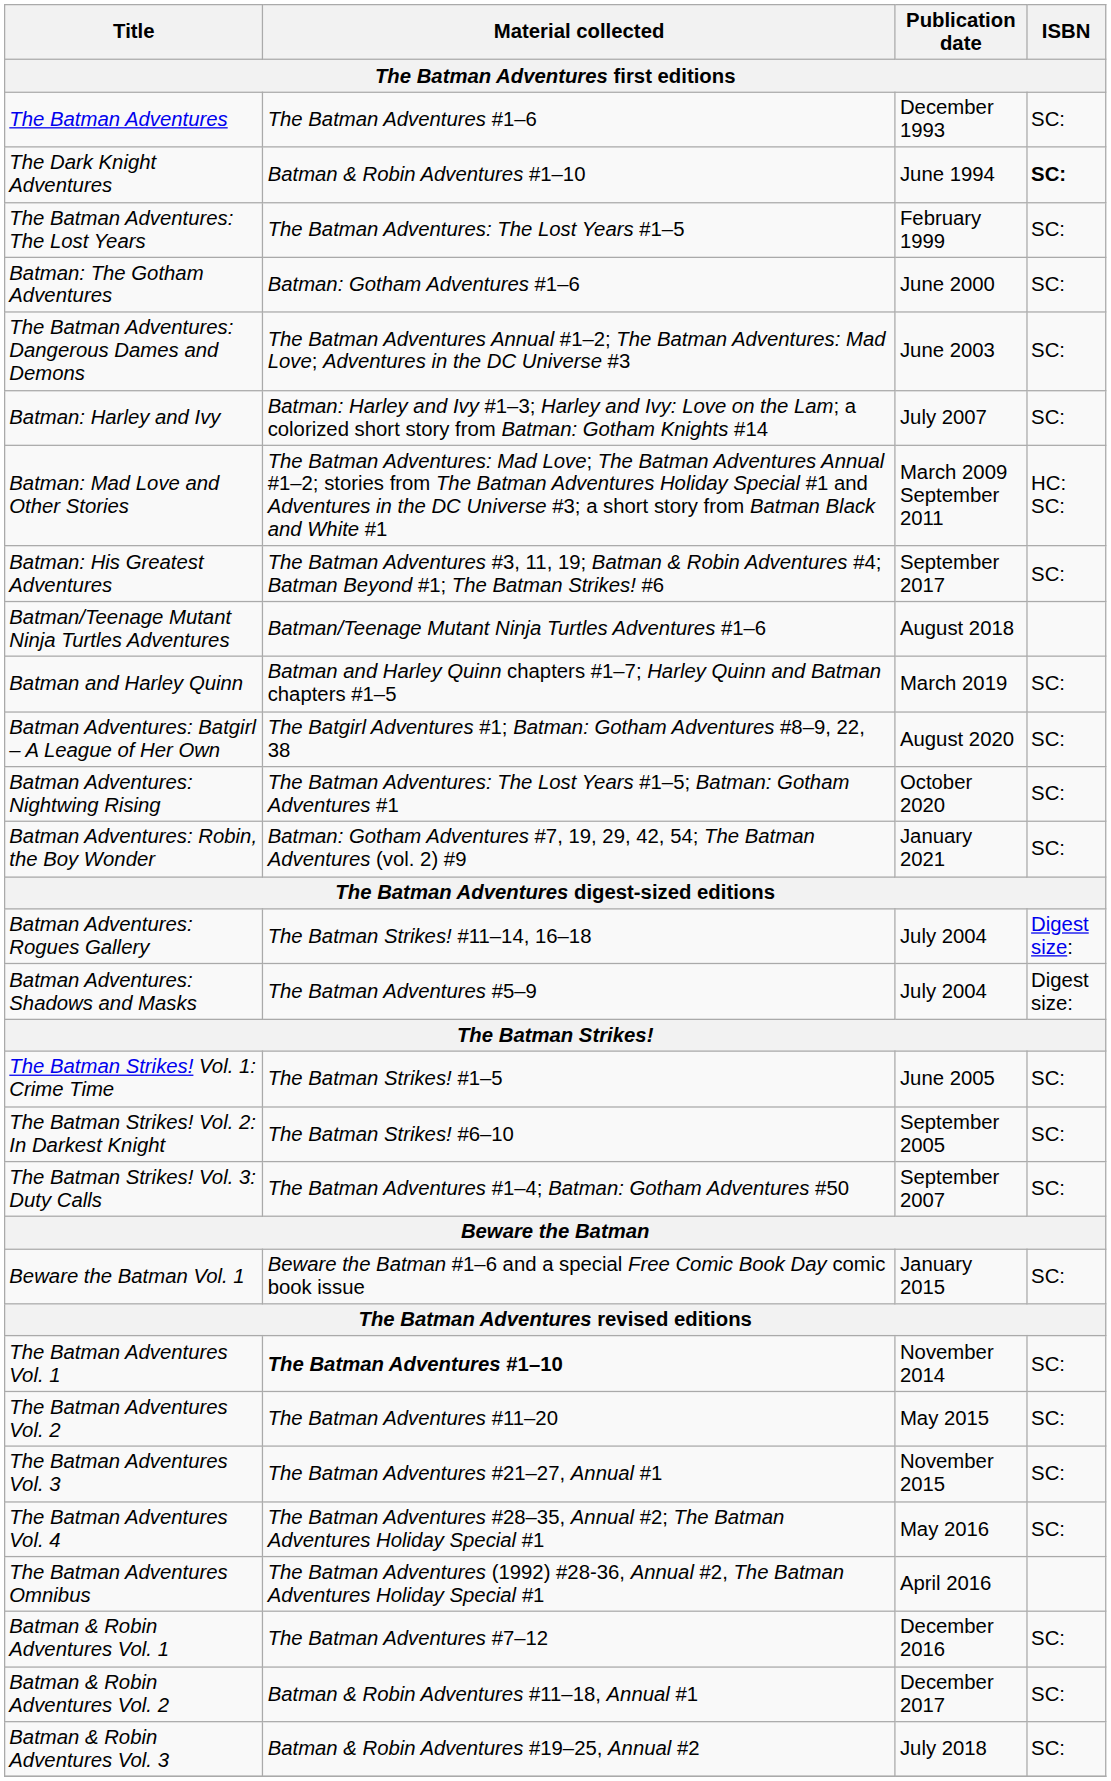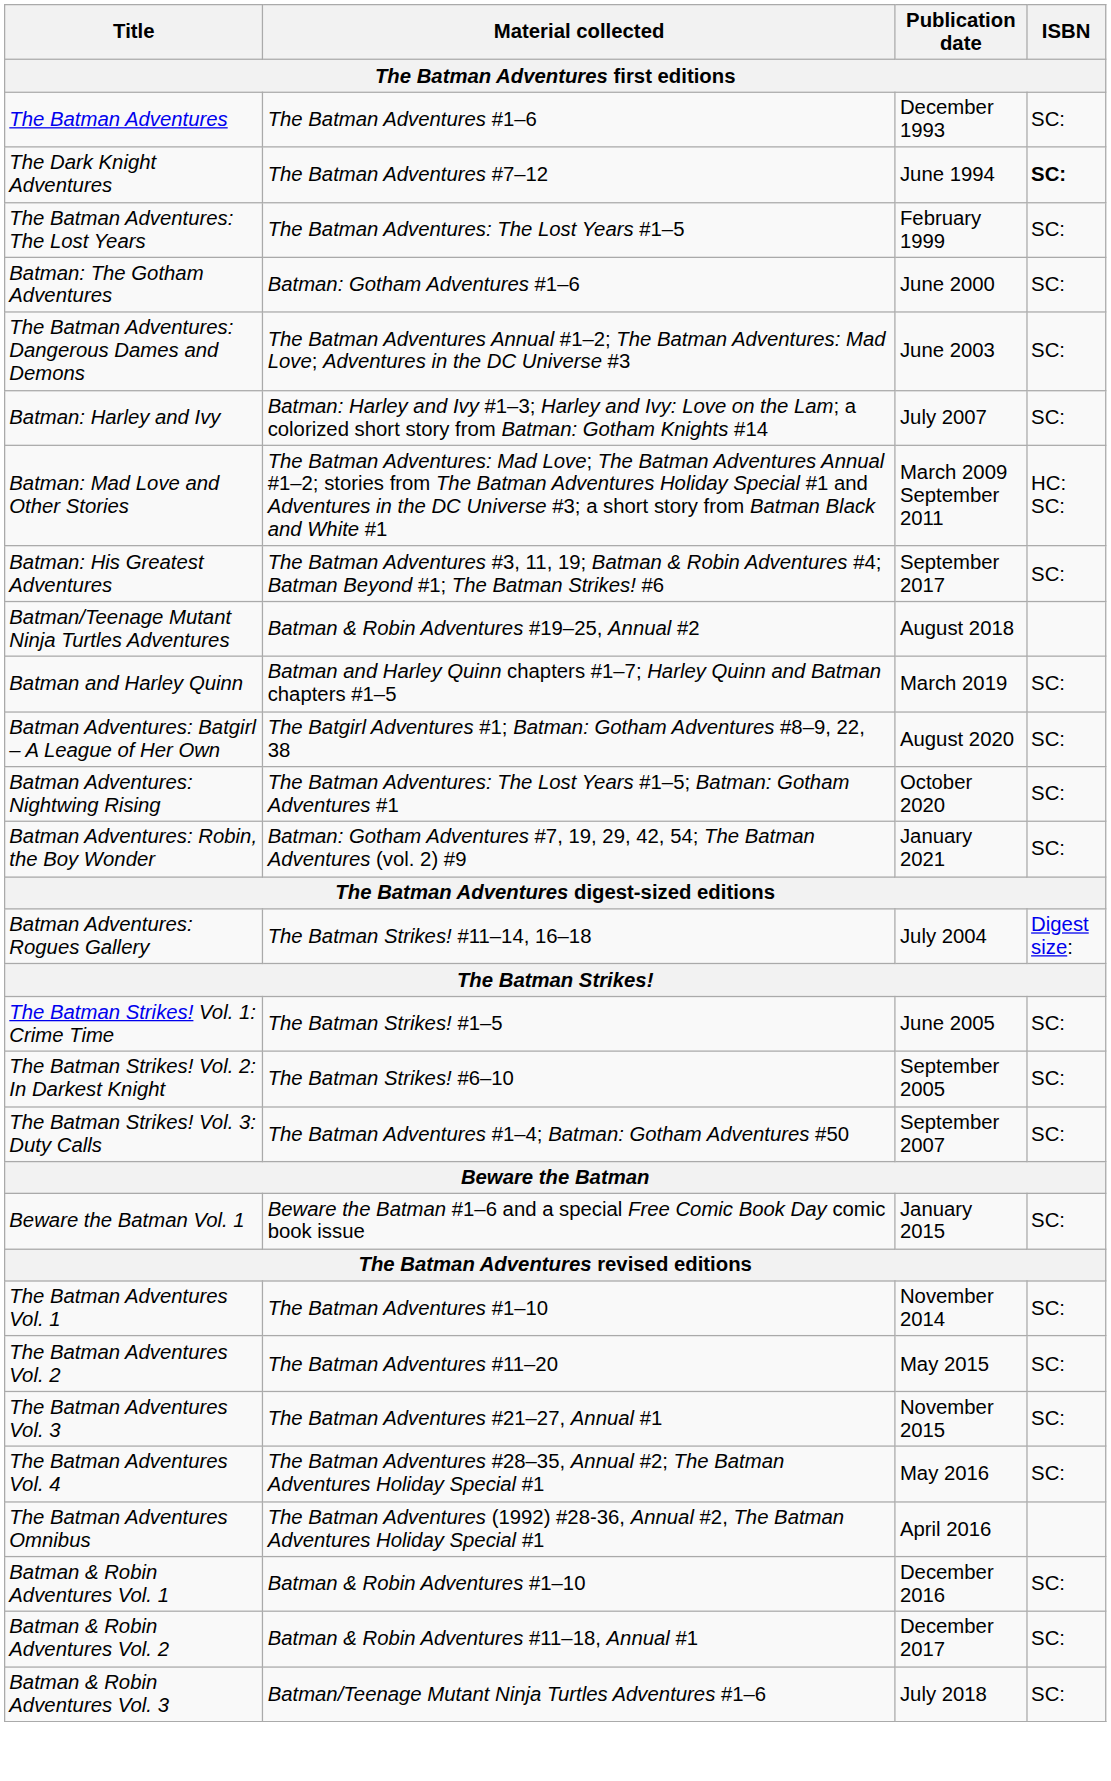(427, 174) Batman & Robin Adventures #1–10 -> (408, 174) The Batman Adventures #7–12
(517, 628) Batman/Teenage Mutant Ninja Turtles Adventures #1–6 -> (484, 628) Batman & Robin Adventures #19–25, Annual #2
- row: (103, 991)
(415, 1363) bold -> (408, 1308) normal
(408, 1638) The Batman Adventures #7–12 -> (427, 1583) Batman & Robin Adventures #1–10
(484, 1749) Batman & Robin Adventures #19–25, Annual #2 -> (517, 1693) Batman/Teenage Mutant Ninja Turtles Adventures #1–6
